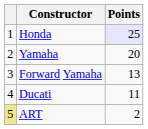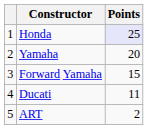(134, 74) 13 -> (134, 74) 15
(10, 114) khaki background -> (10, 114) no background
